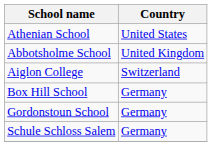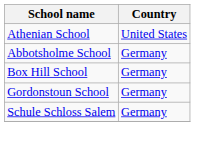(163, 53) United Kingdom -> (144, 53) Germany
- row: (45, 72)
